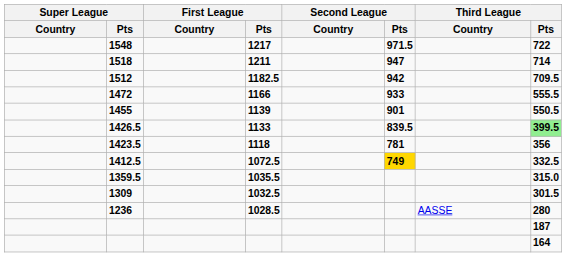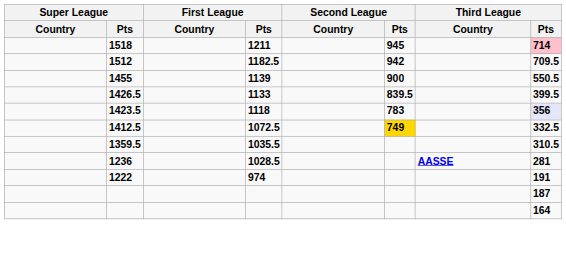- row: (121, 45)
(395, 62) 947 -> (395, 45) 945
(542, 62) no background -> (542, 45) pink background
- row: (121, 95)
(395, 111) 901 -> (395, 78) 900
(546, 128) lightgreen background -> (546, 95) no background
(395, 144) 781 -> (395, 111) 783
(542, 144) no background -> (542, 111) lavender background
(546, 177) 315.0 -> (546, 144) 310.5
- row: (121, 194)
(435, 210) normal -> (436, 161) bold
(542, 210) 280 -> (542, 161) 281
+ row: (121, 177)
